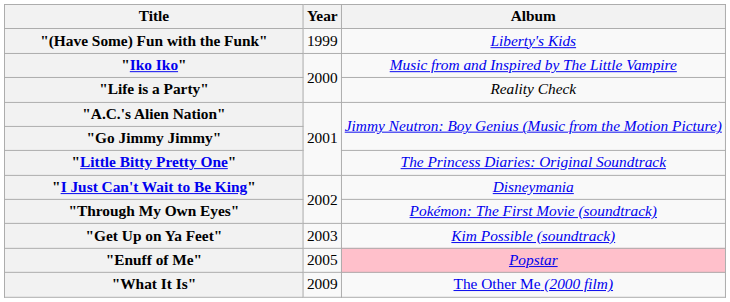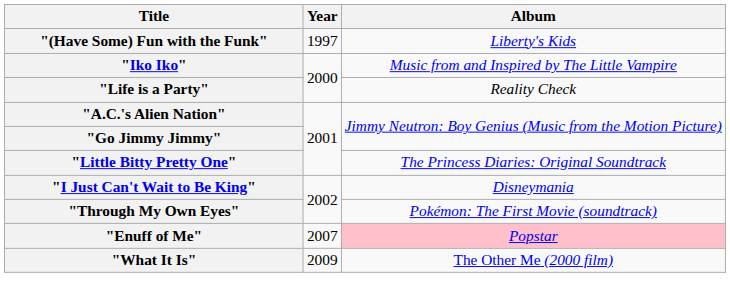(322, 41) 1999 -> (322, 41) 1997
- row: (154, 235)
(322, 260) 2005 -> (322, 235) 2007
